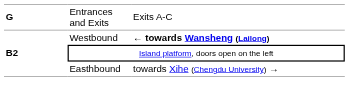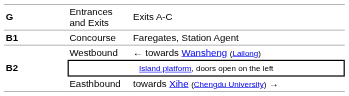+ row: (93, 37)
(201, 37) bold -> (197, 52) normal
